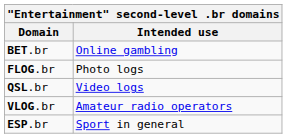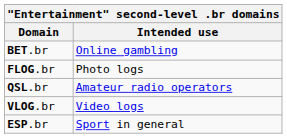(110, 87) Video logs -> (154, 87) Amateur radio operators
(154, 106) Amateur radio operators -> (110, 106) Video logs
